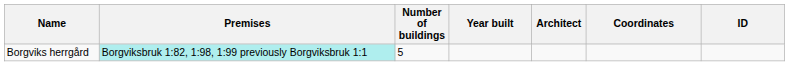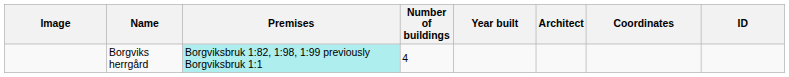+ column: (55, 24)
(400, 52) 5 -> (405, 58) 4
